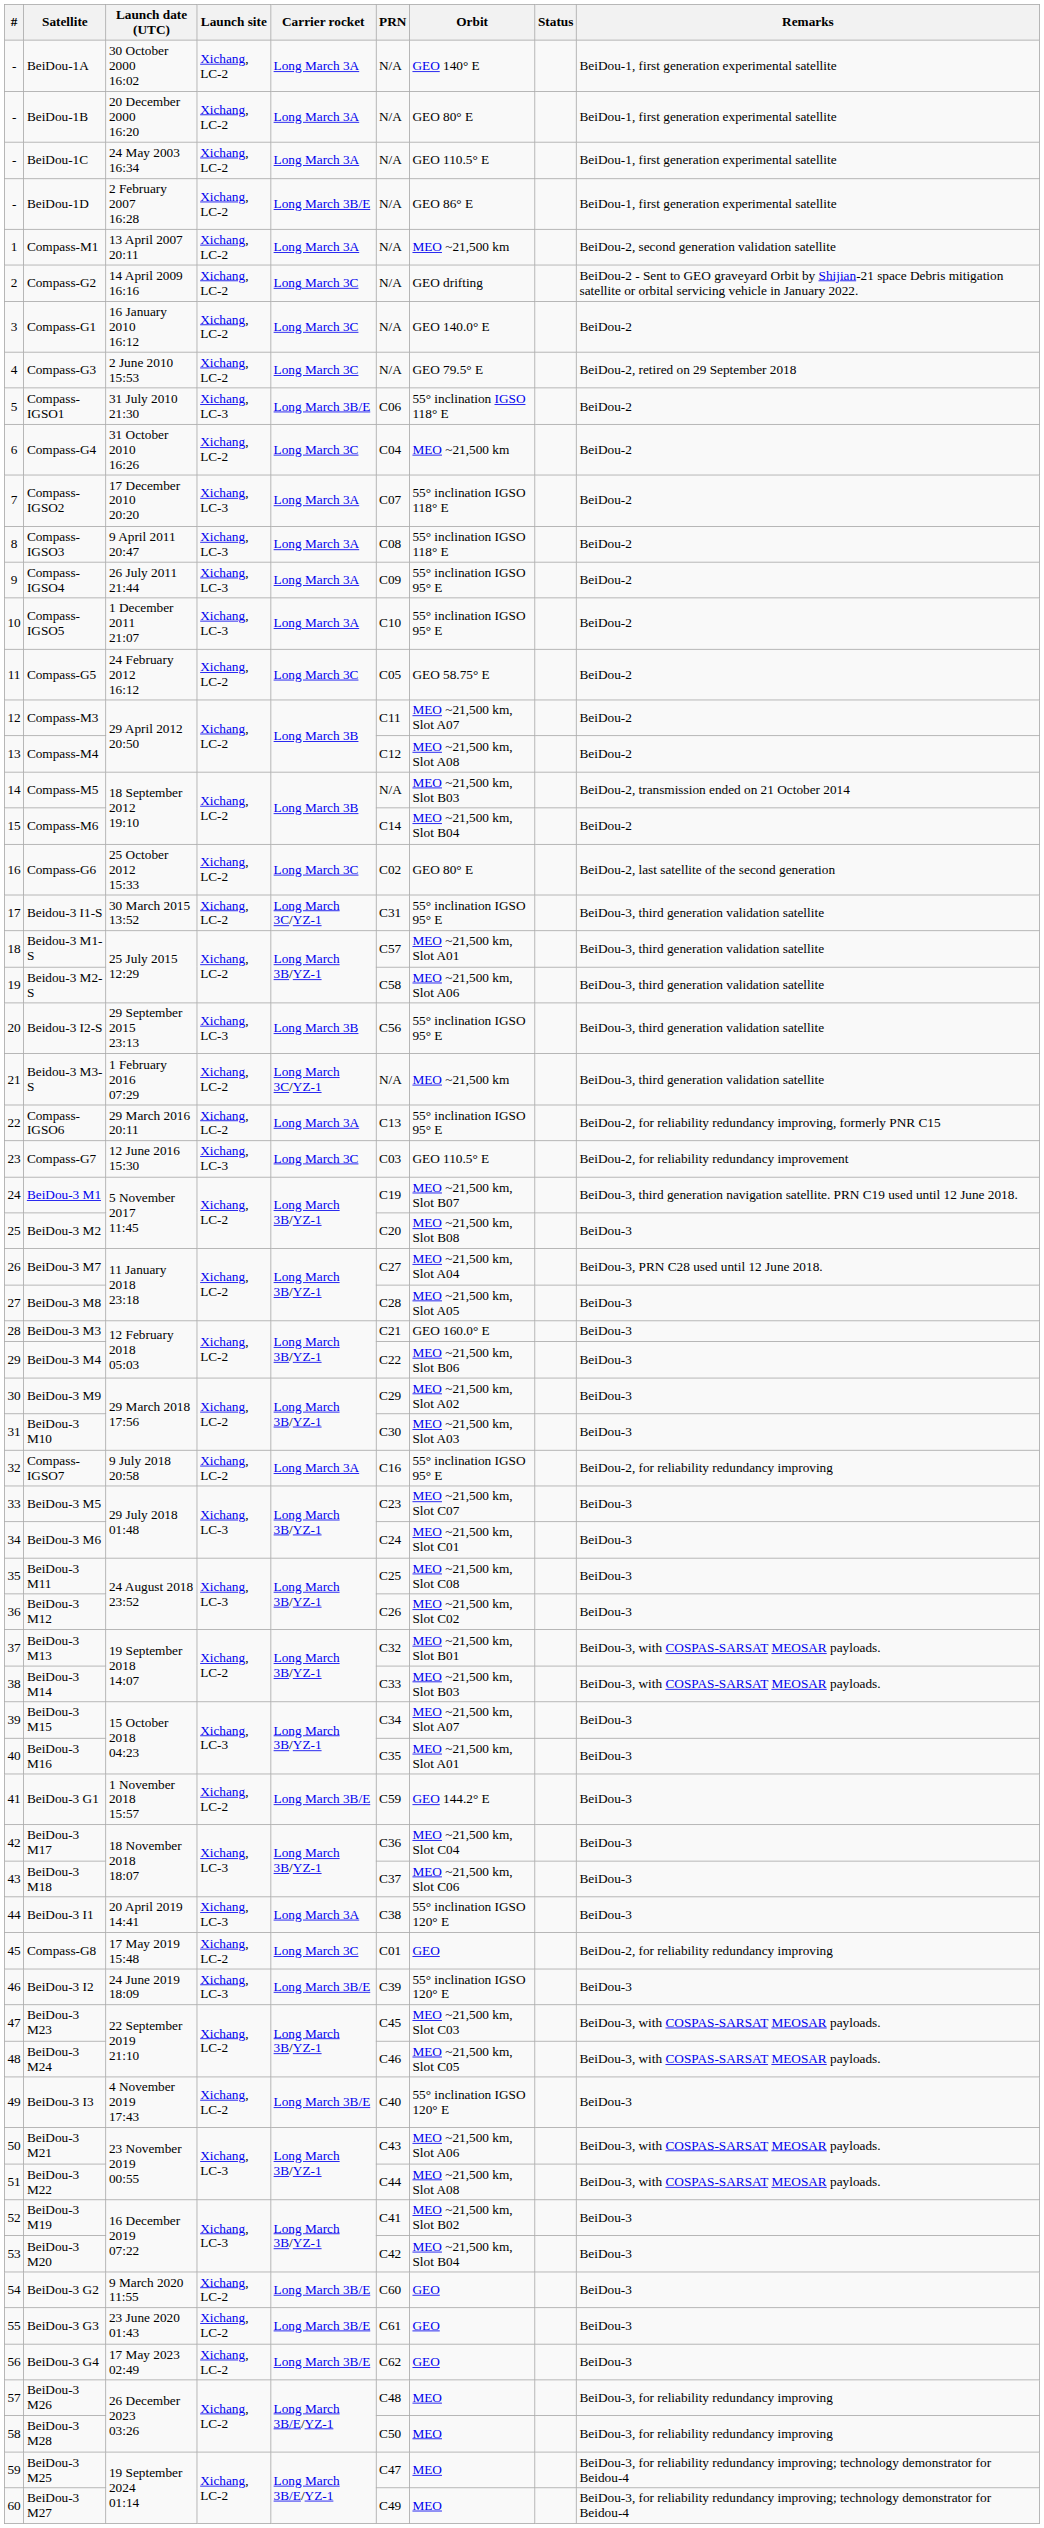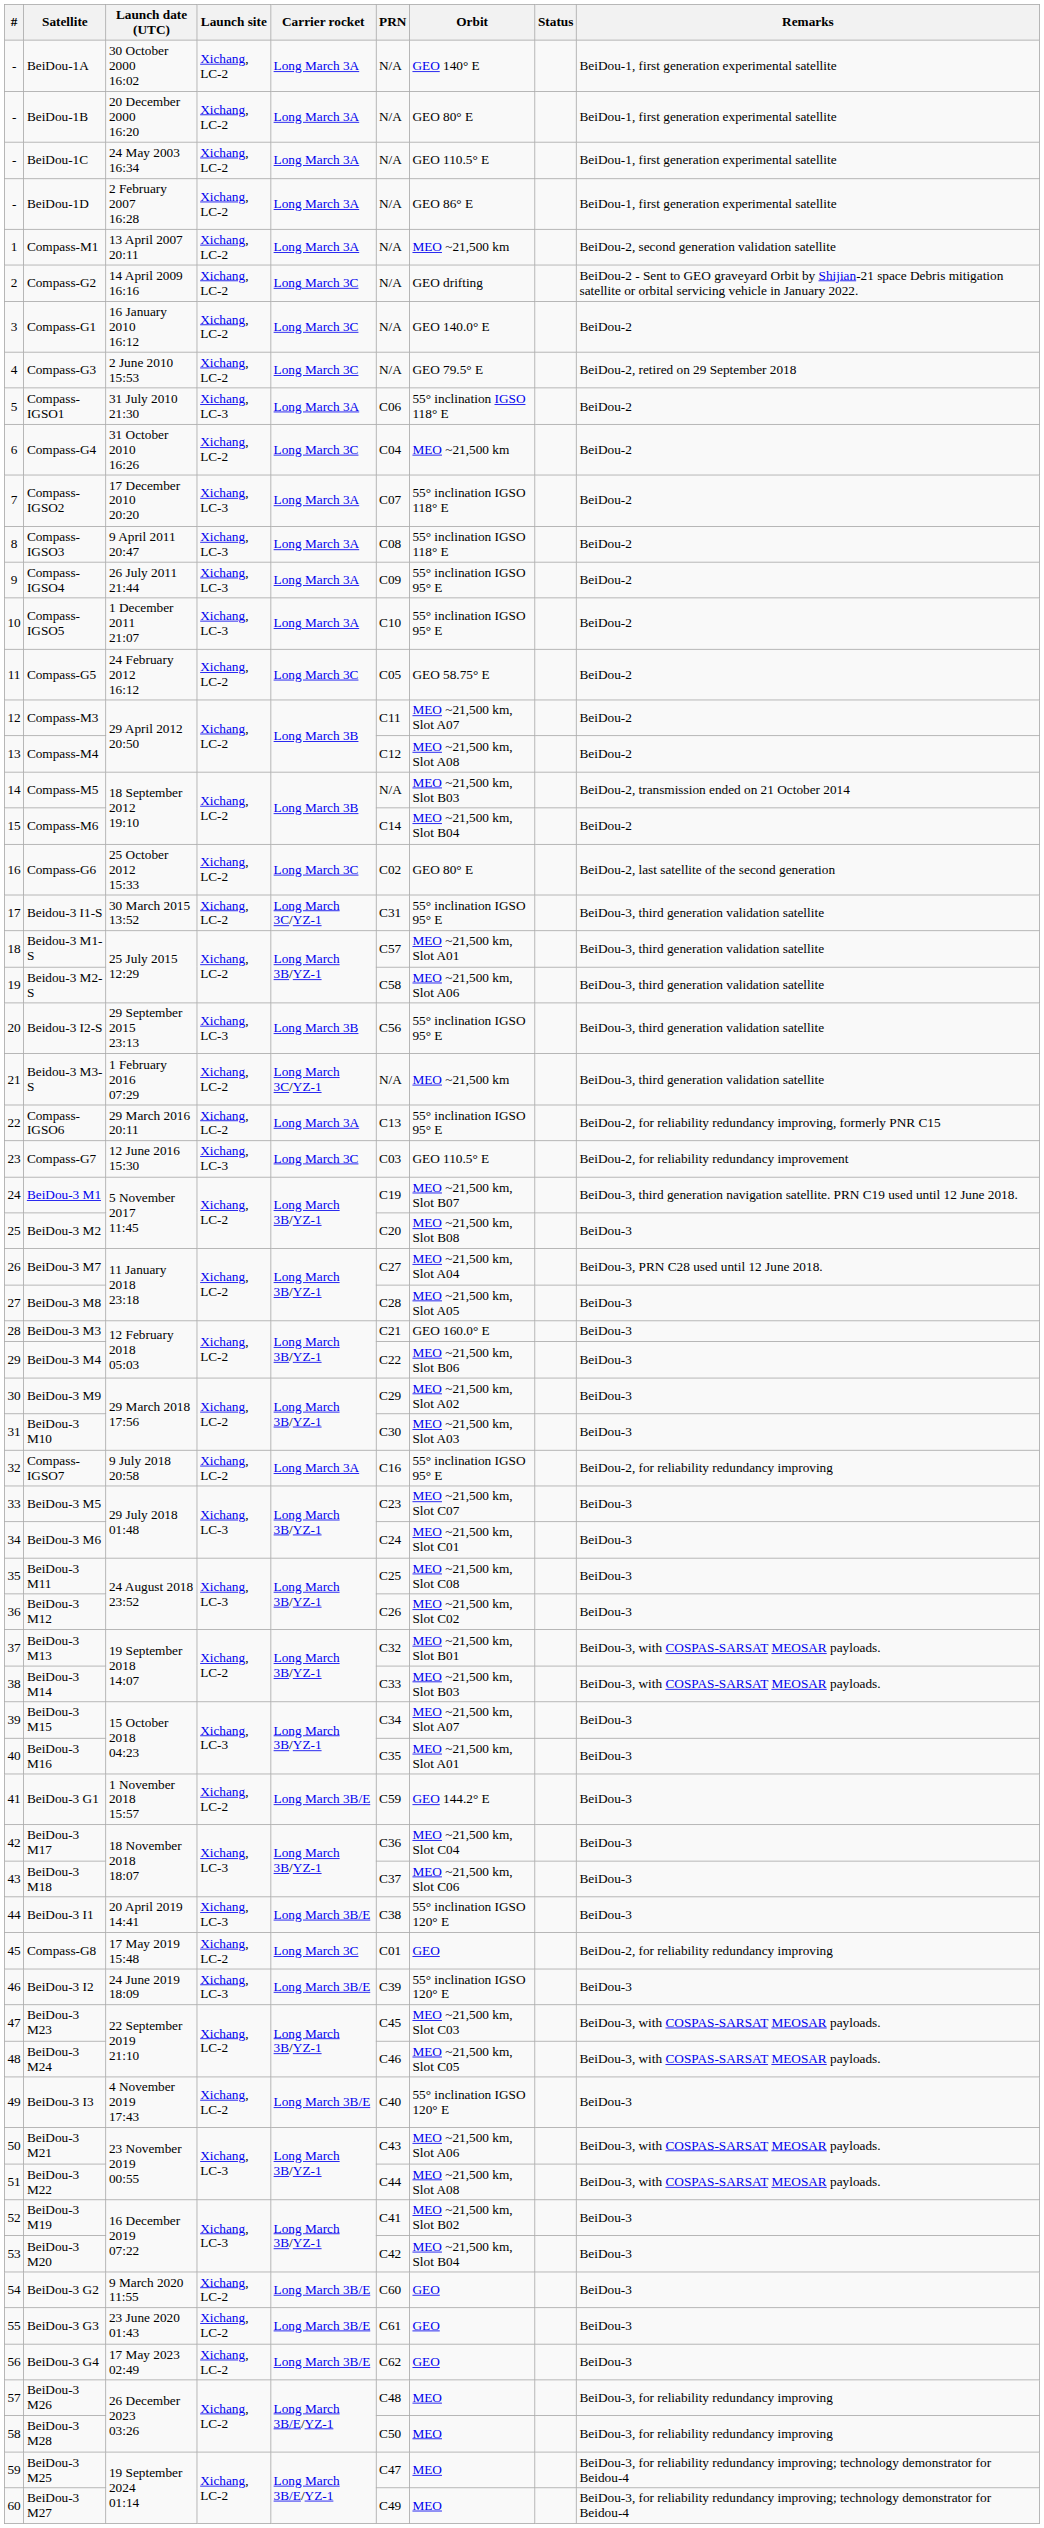(322, 203) Long March 3B/E -> (316, 203) Long March 3A
(322, 406) Long March 3B/E -> (316, 406) Long March 3A
(316, 1914) Long March 3A -> (322, 1914) Long March 3B/E
